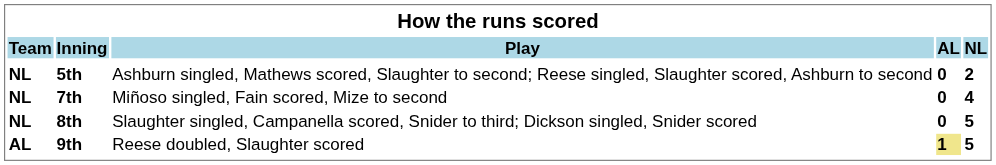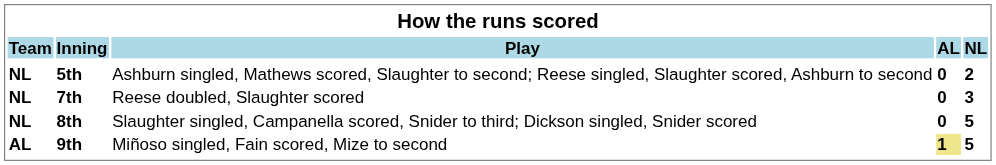(280, 97) Miñoso singled, Fain scored, Mize to second -> (238, 97) Reese doubled, Slaughter scored
(969, 97) 4 -> (969, 97) 3
(238, 144) Reese doubled, Slaughter scored -> (280, 144) Miñoso singled, Fain scored, Mize to second
